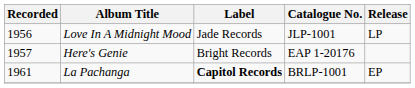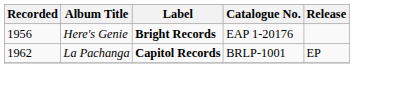- row: (127, 33)
(20, 53) 1957 -> (20, 33) 1956
(234, 53) normal -> (175, 33) bold
(20, 72) 1961 -> (20, 53) 1962
